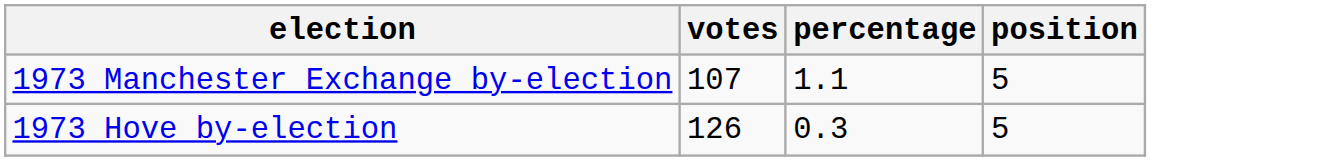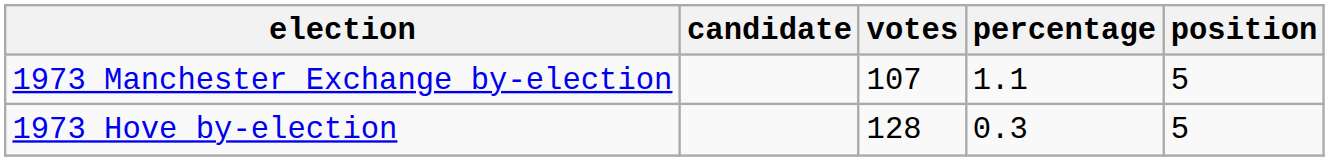+ column: (770, 30)
(715, 130) 126 -> (894, 130) 128
